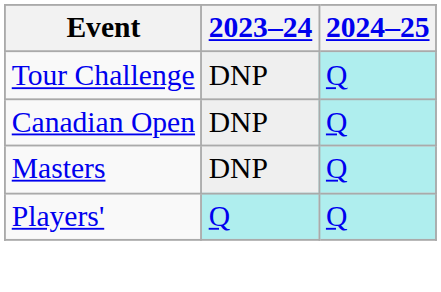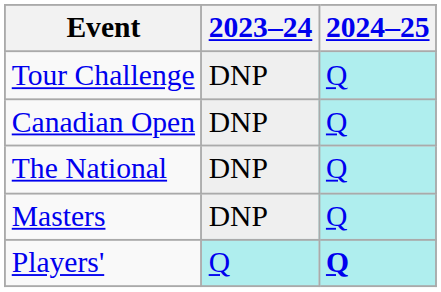+ row: (89, 168)
(337, 215) normal -> (337, 262) bold
